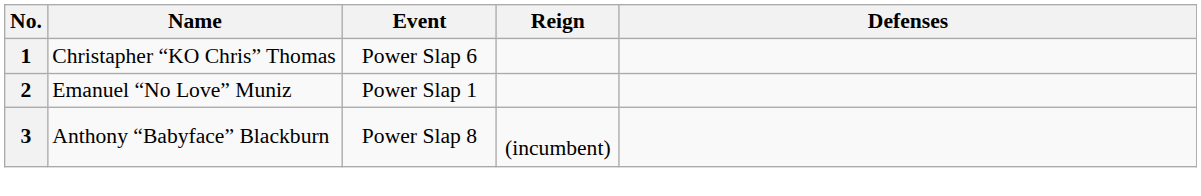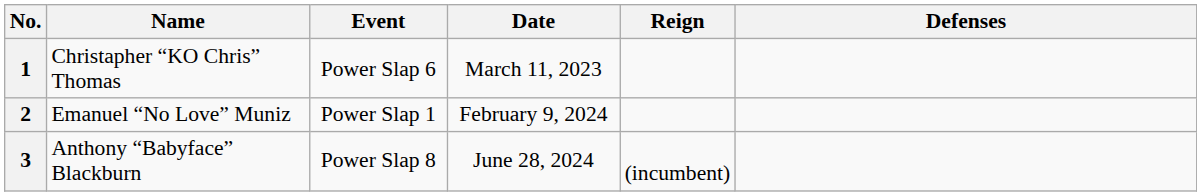+ column: (533, 21)
